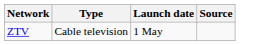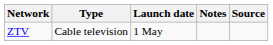+ column: (213, 13)
